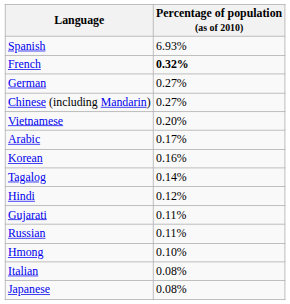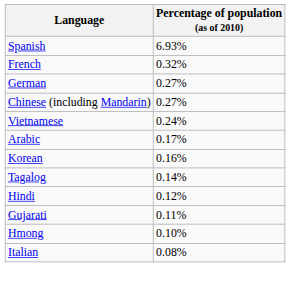(172, 64) bold -> (171, 64) normal
(171, 121) 0.20% -> (171, 121) 0.24%
- row: (27, 233)
- row: (29, 290)
